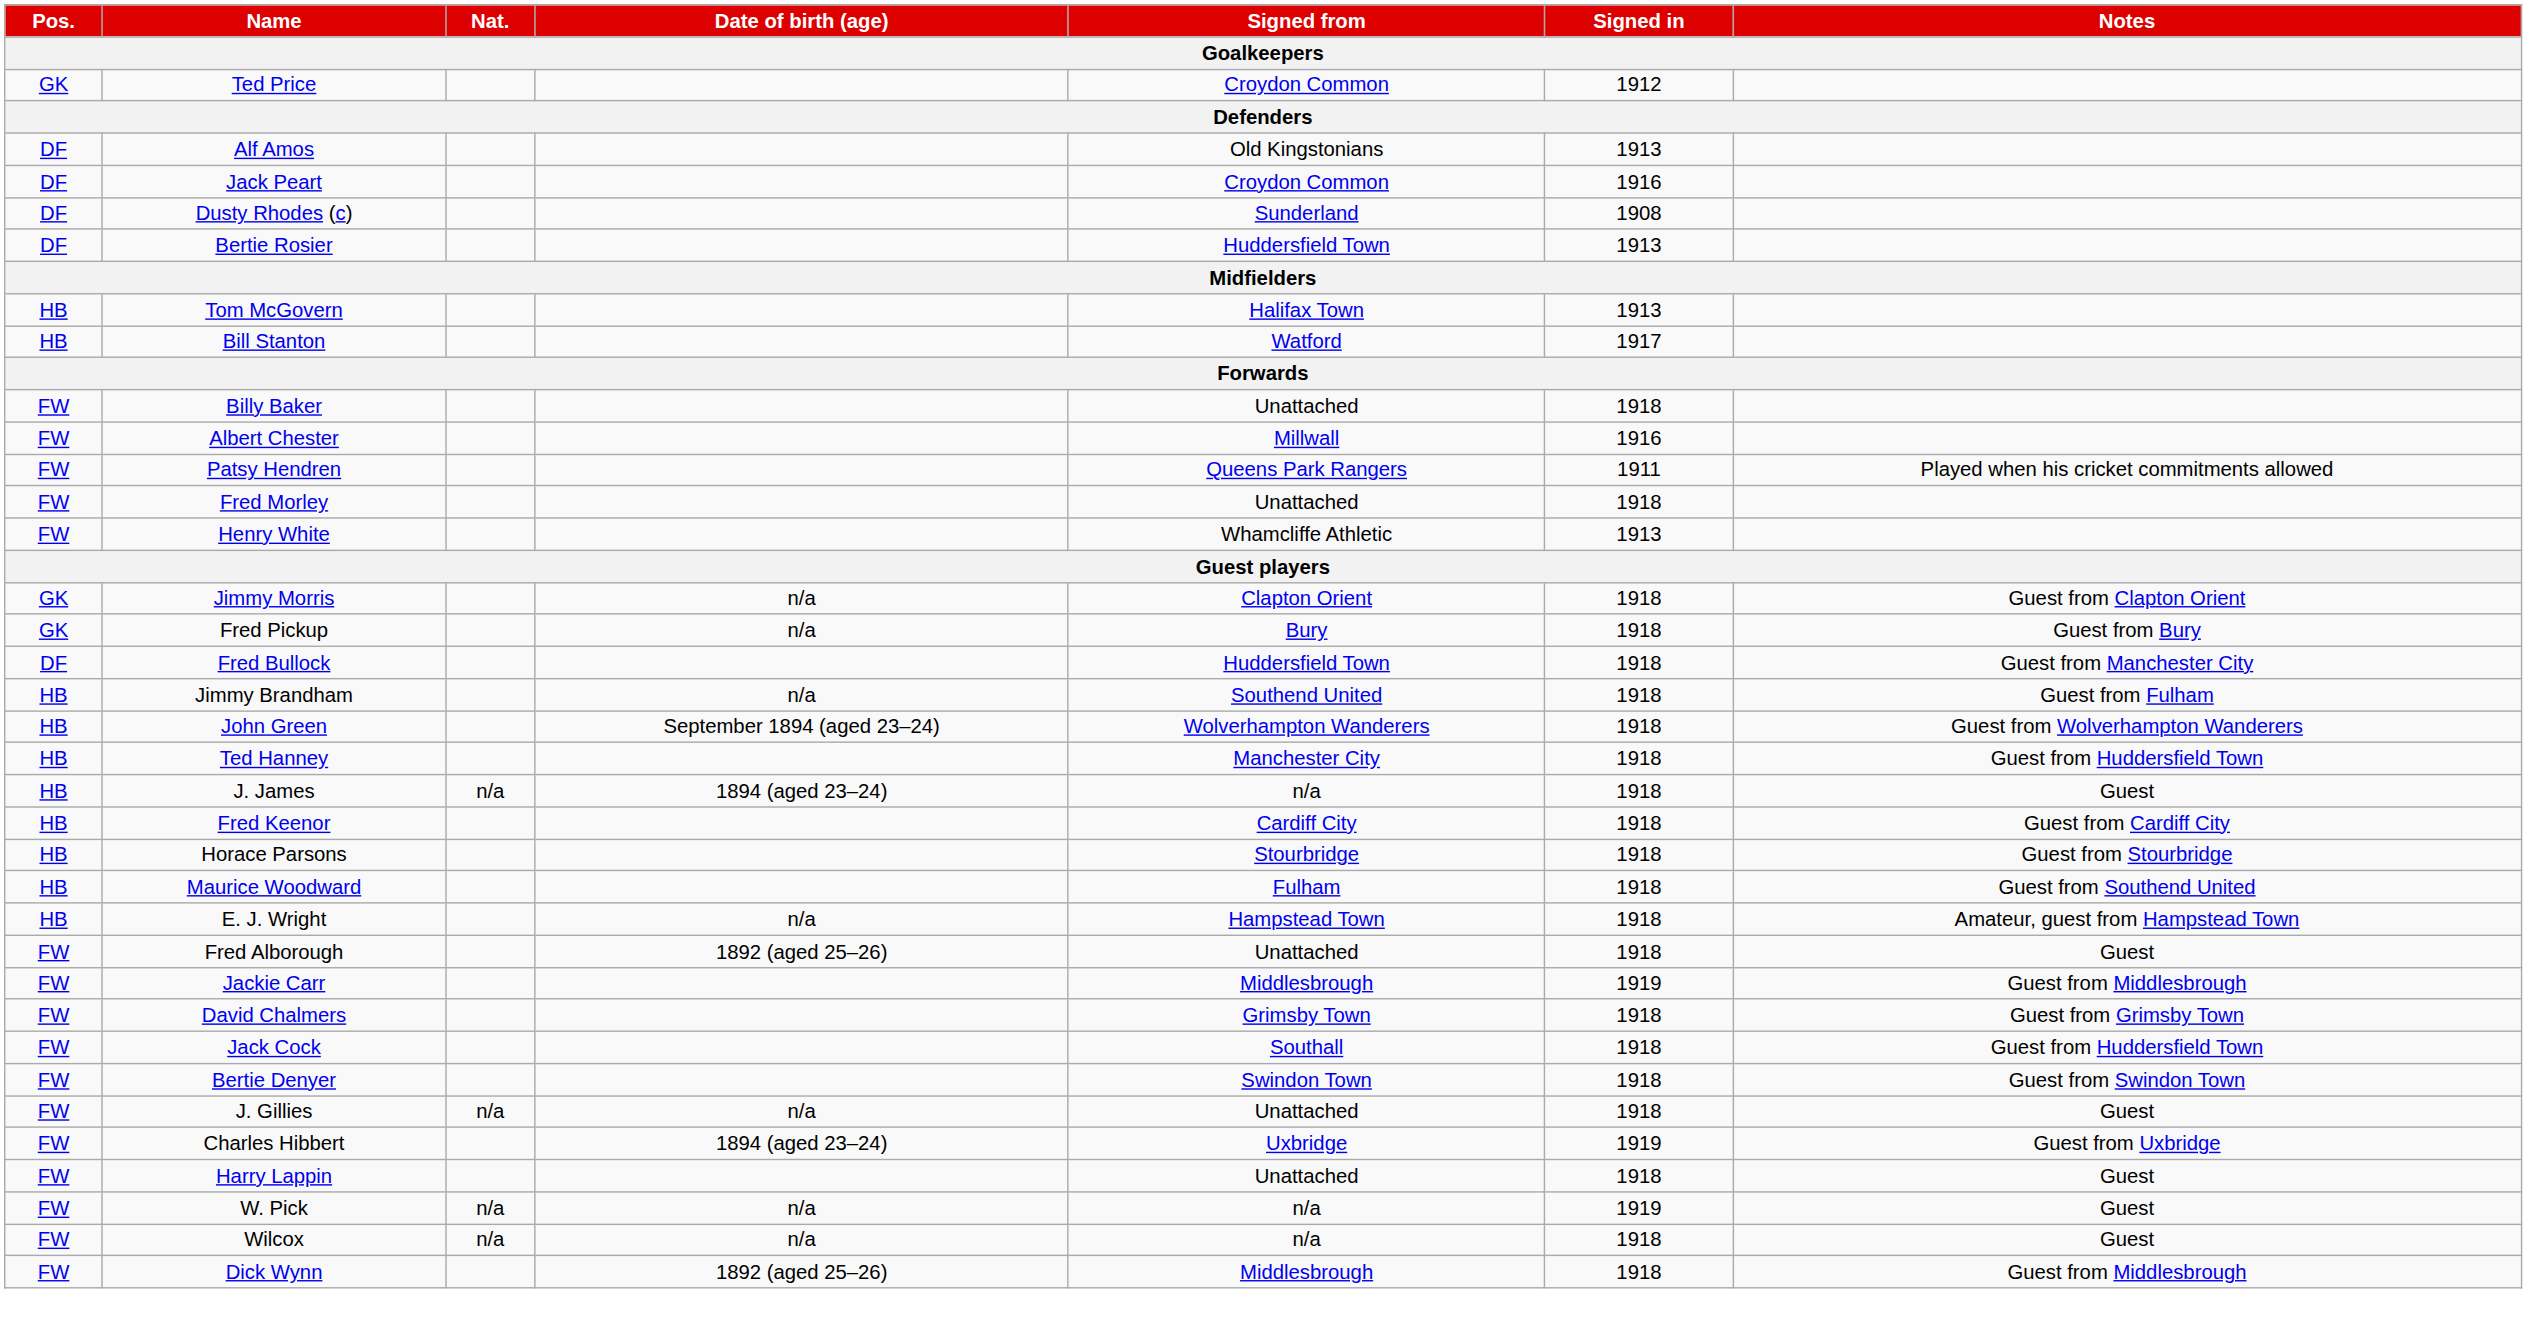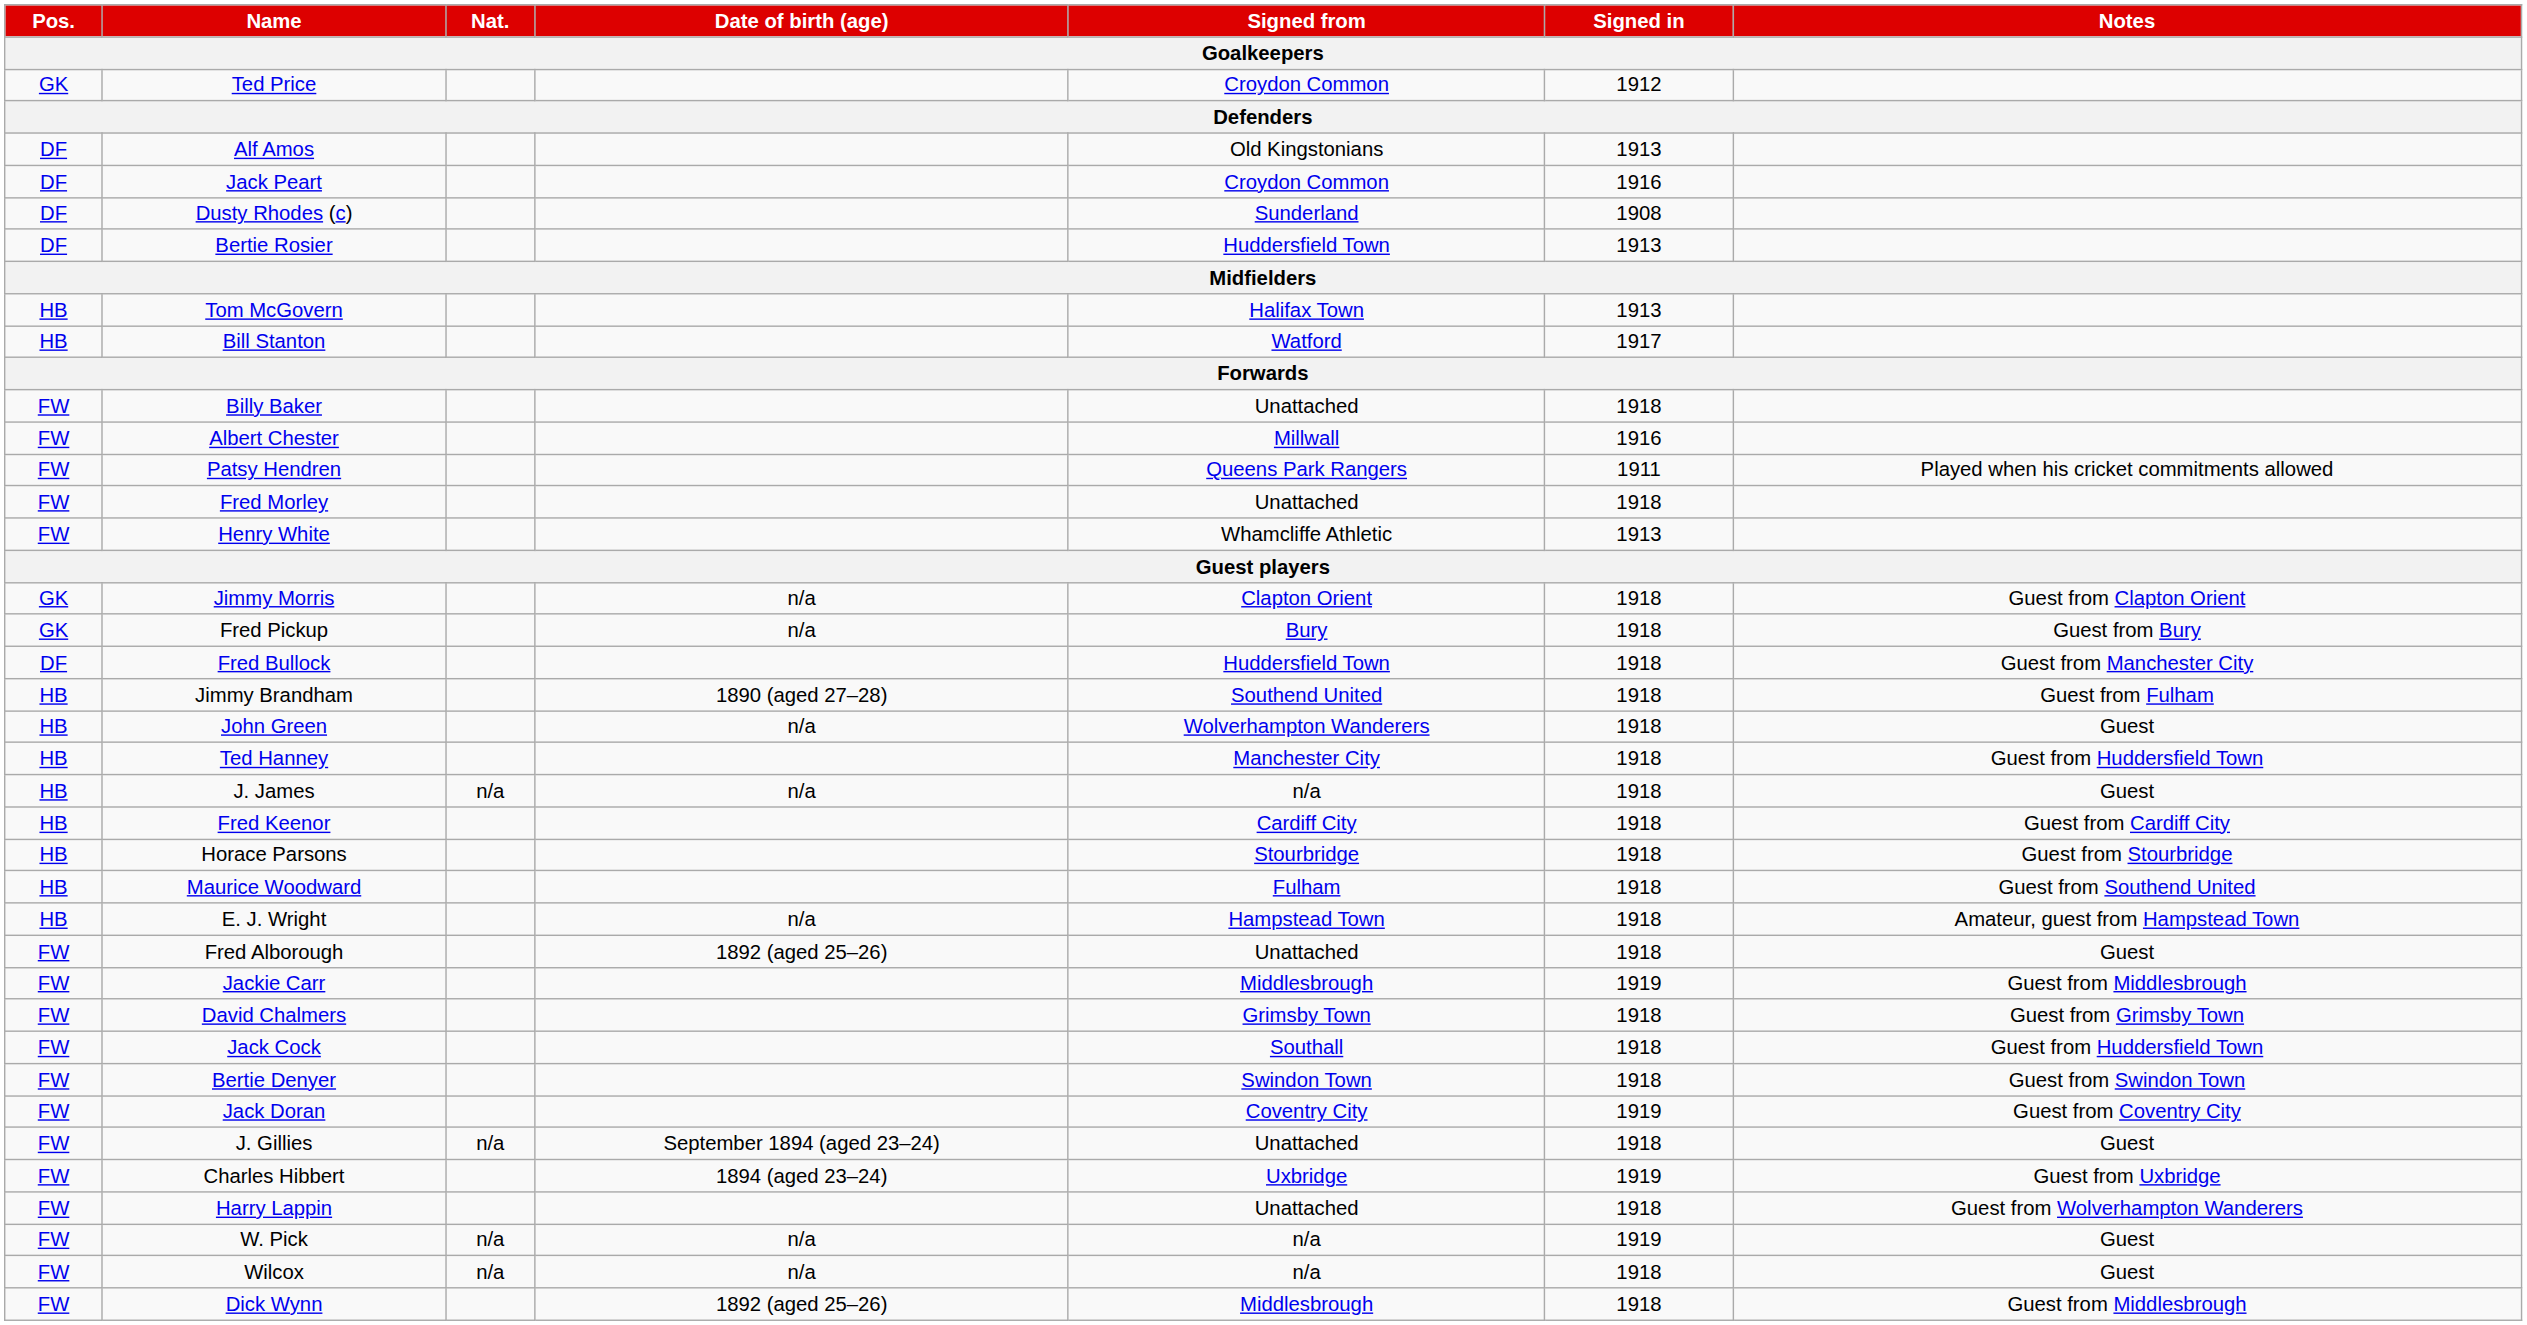(802, 695) n/a -> (802, 695) 1890 (aged 27–28)
(802, 727) September 1894 (aged 23–24) -> (802, 727) n/a
(2127, 727) Guest from Wolverhampton Wanderers -> (2127, 727) Guest
(802, 791) 1894 (aged 23–24) -> (802, 791) n/a
+ row: (274, 1112)
(802, 1112) n/a -> (802, 1144) September 1894 (aged 23–24)
(2127, 1176) Guest -> (2127, 1208) Guest from Wolverhampton Wanderers
